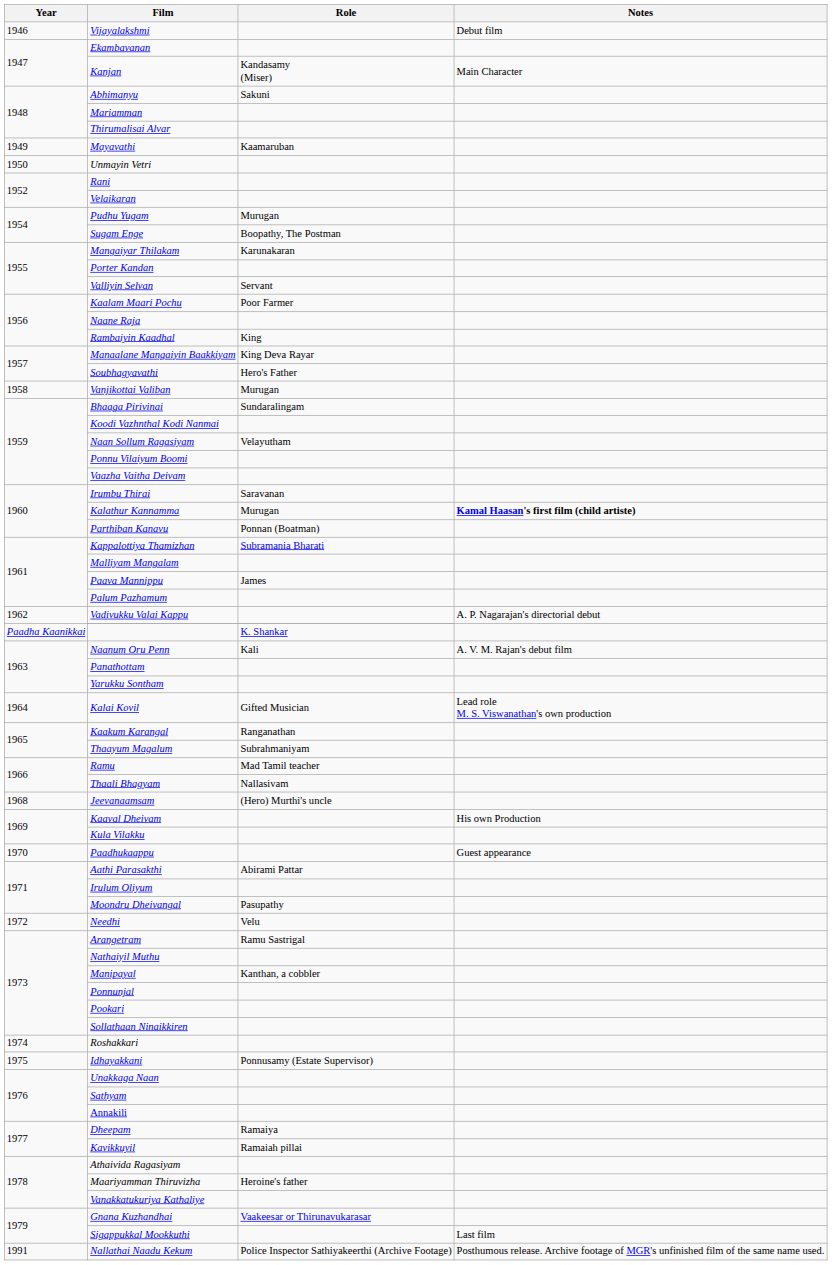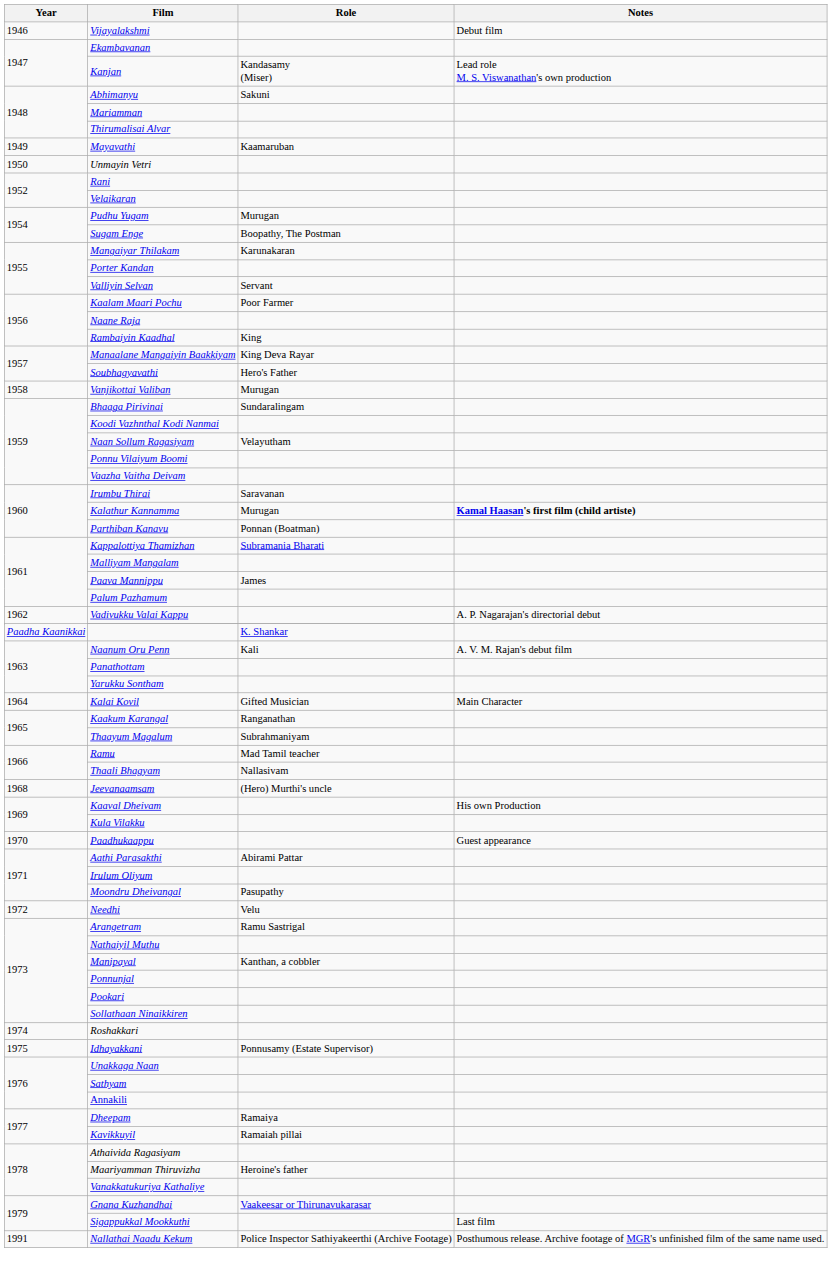(489, 71) Main Character -> (534, 71) Lead role M. S. Viswanathan's own production
(534, 708) Lead role M. S. Viswanathan's own production -> (489, 702) Main Character
